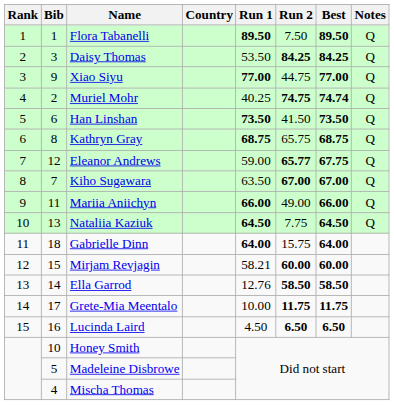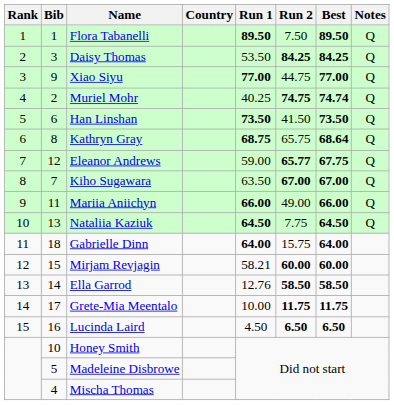(334, 139) 68.75 -> (334, 139) 68.64
